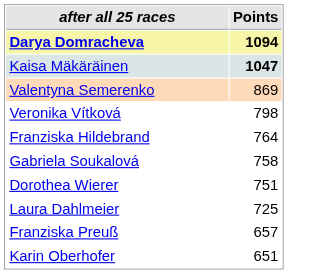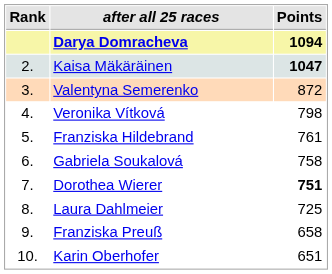+ column: (28, 18)
(266, 90) 869 -> (310, 90) 872
(266, 137) 764 -> (310, 137) 761
(266, 185) normal -> (310, 185) bold
(266, 232) 657 -> (310, 232) 658
